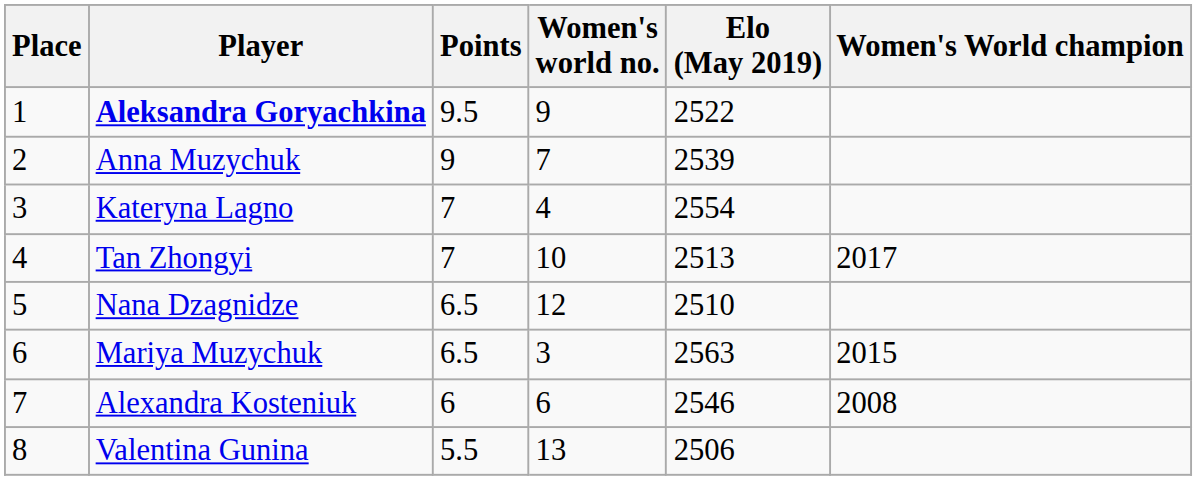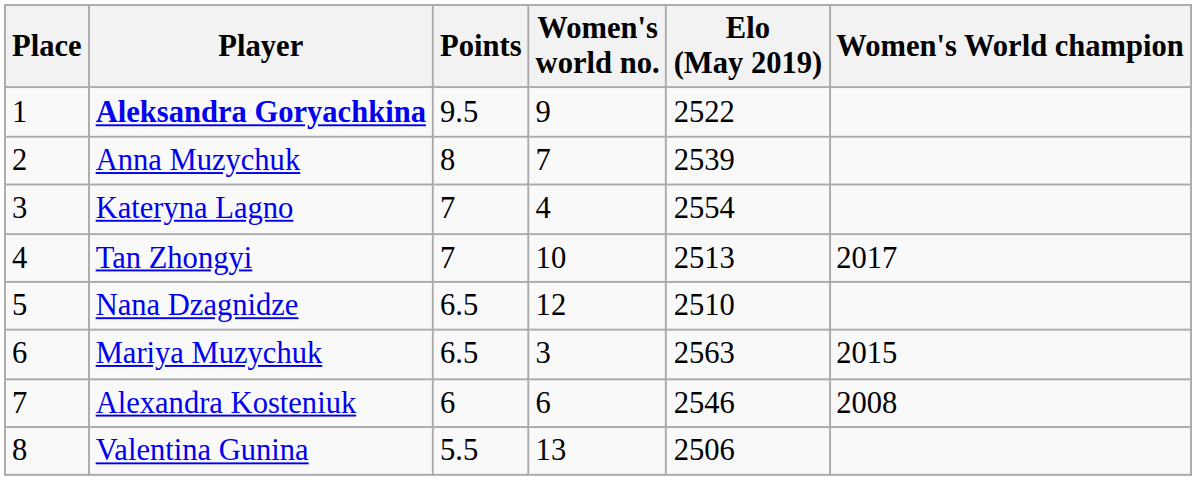(448, 160) 9 -> (448, 160) 8
